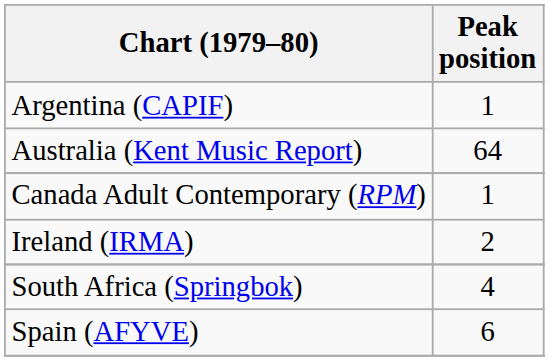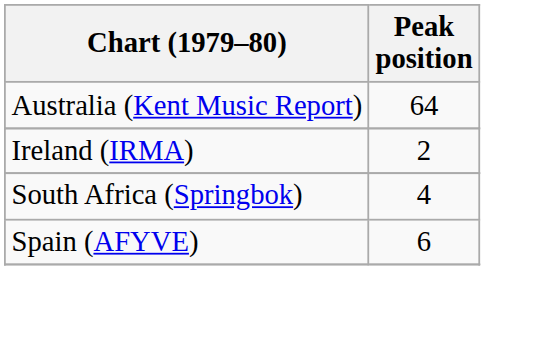- row: (122, 104)
- row: (219, 195)
